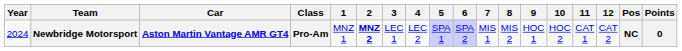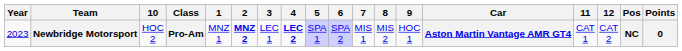columns swapped: (215, 12) <-> (560, 12)
(18, 33) 2024 -> (18, 33) 2023
(418, 33) normal -> (293, 33) bold
